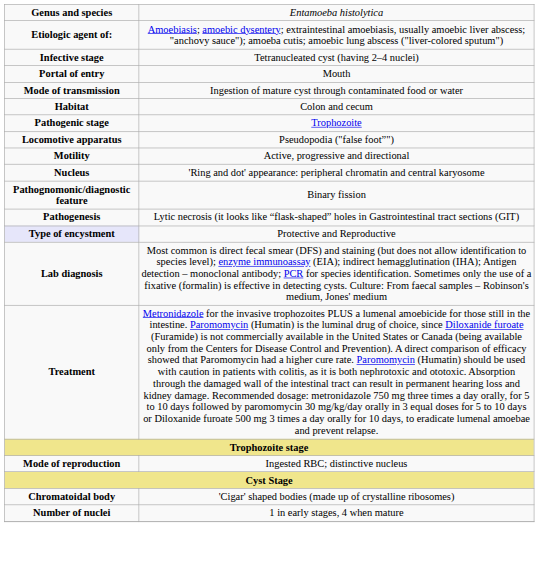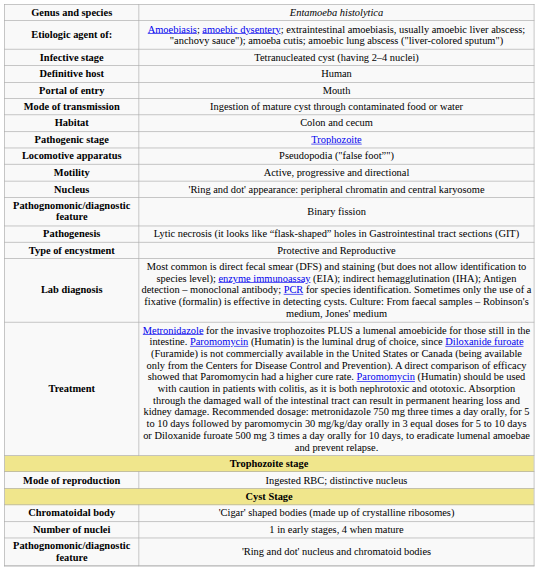+ row: (337, 73)
(72, 234) lavender background -> (72, 250) no background
+ row: (337, 552)
